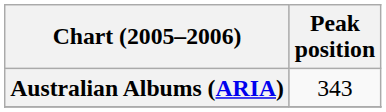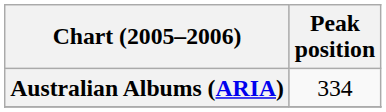(335, 87) 343 -> (335, 87) 334
